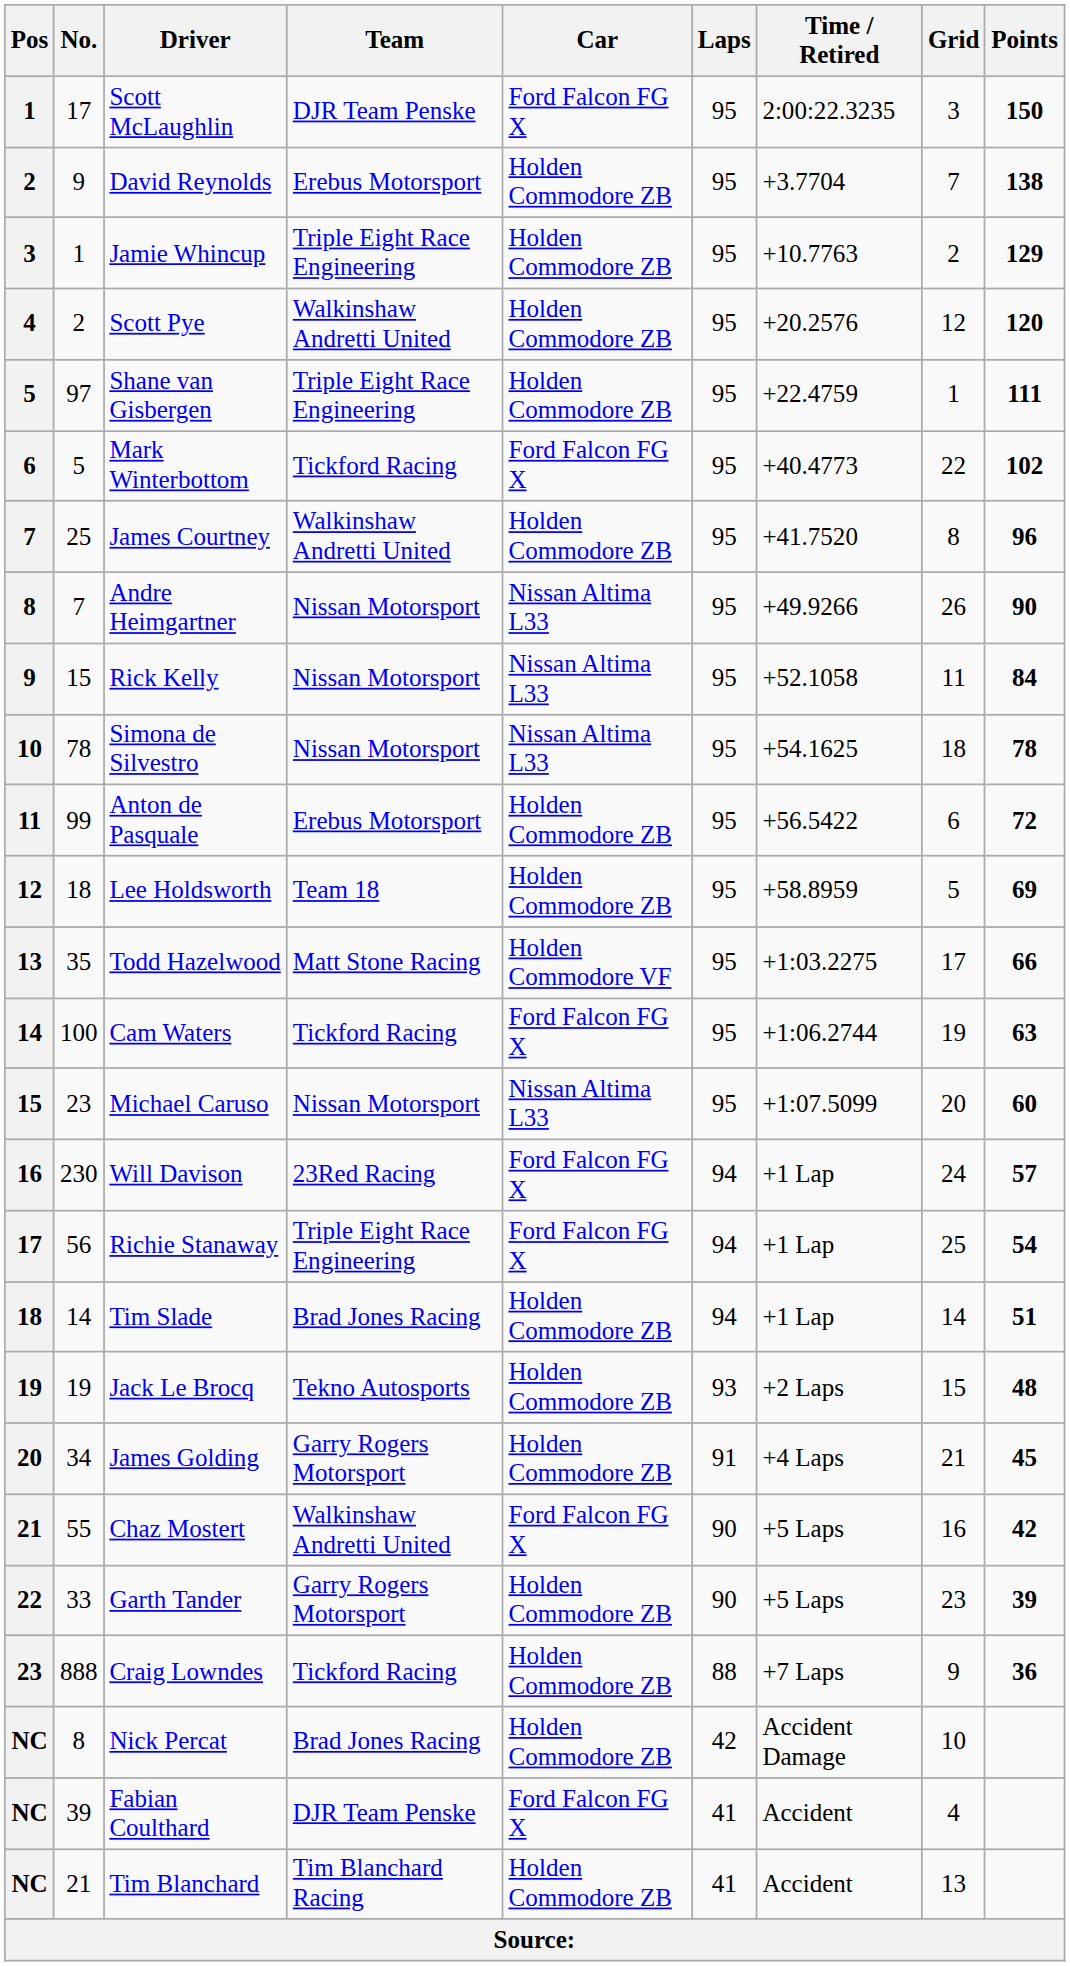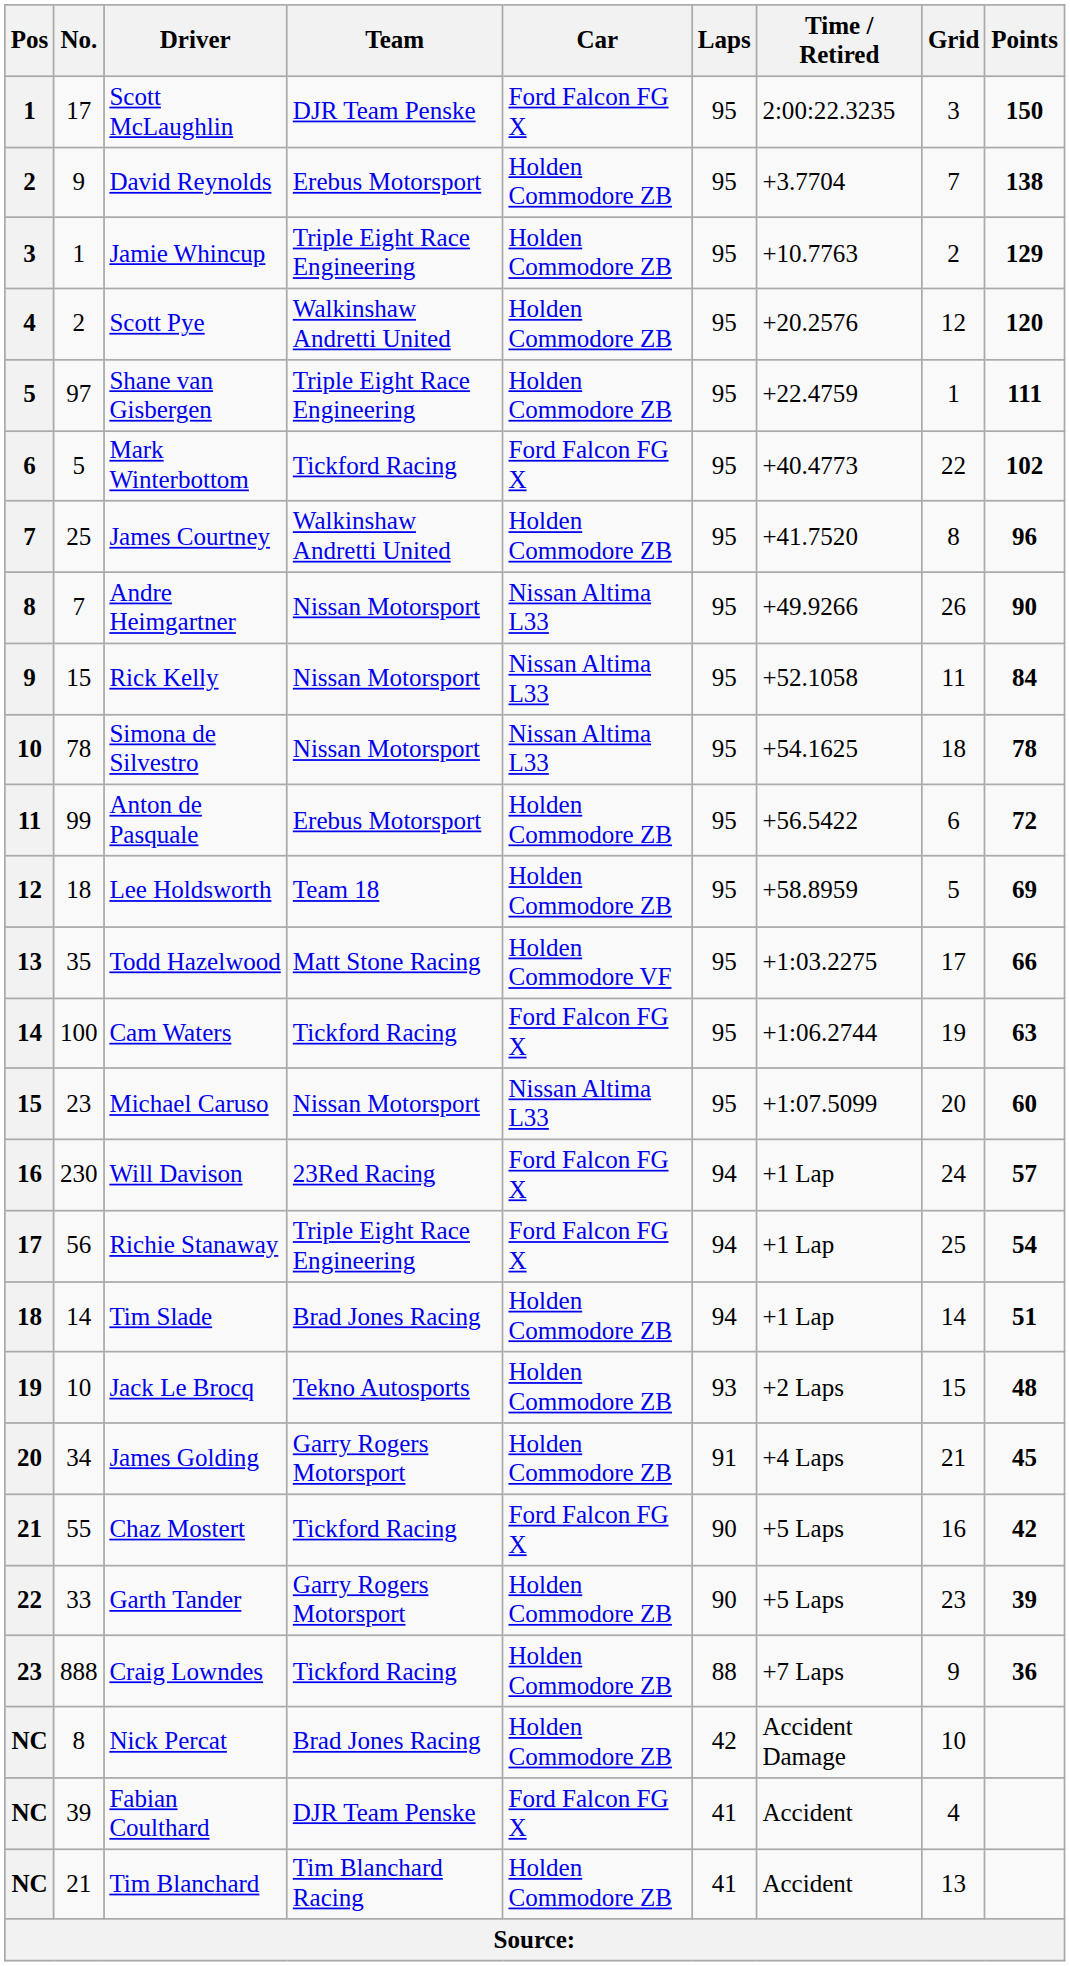(79, 1387) 19 -> (79, 1387) 10
(372, 1529) Walkinshaw Andretti United -> (375, 1529) Tickford Racing
